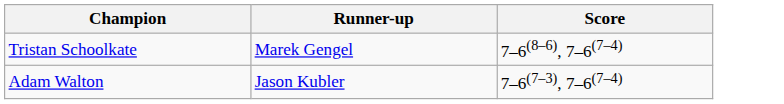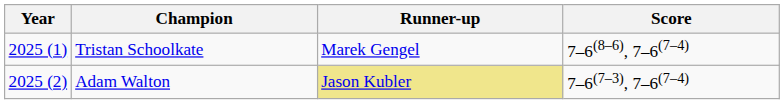+ column: (38, 19)
(300, 82) no background -> (366, 82) khaki background
